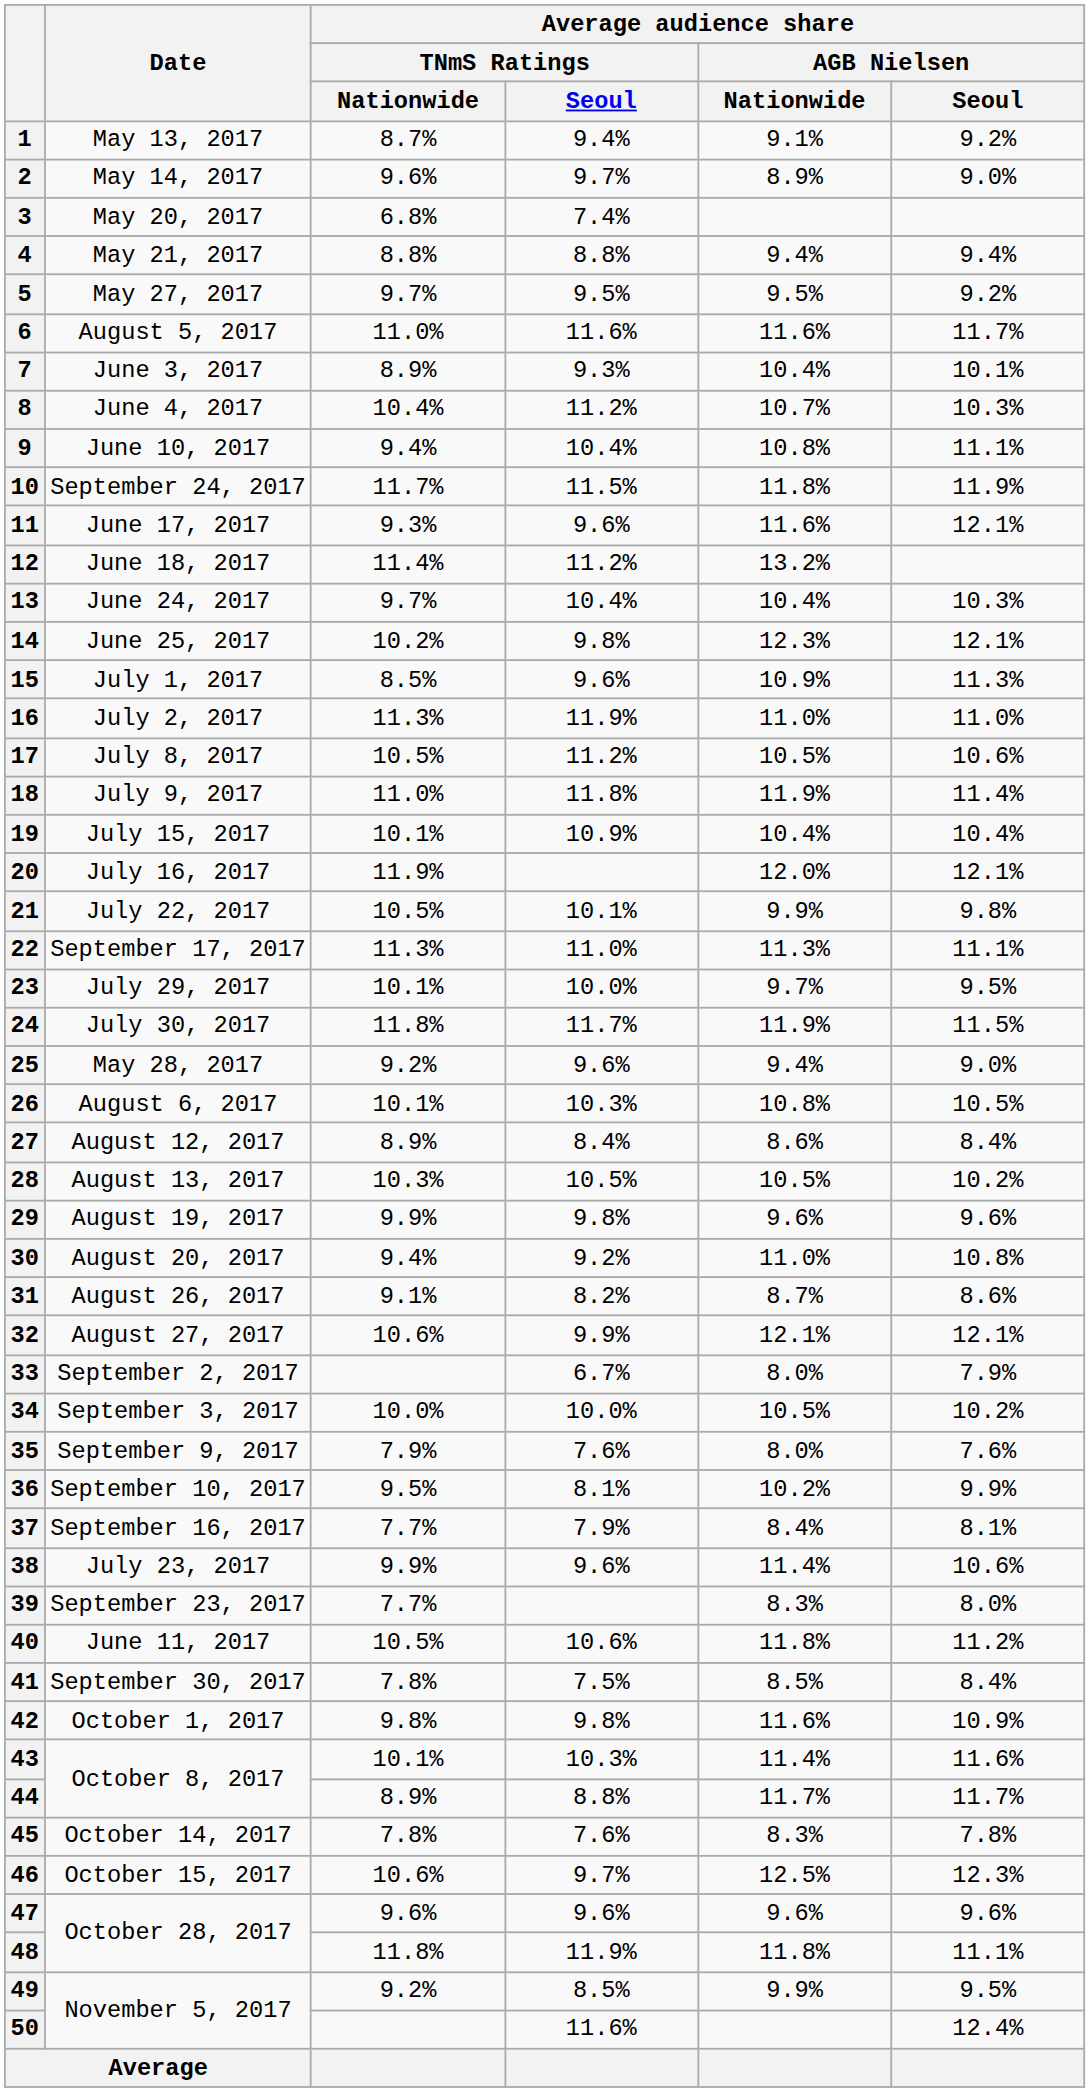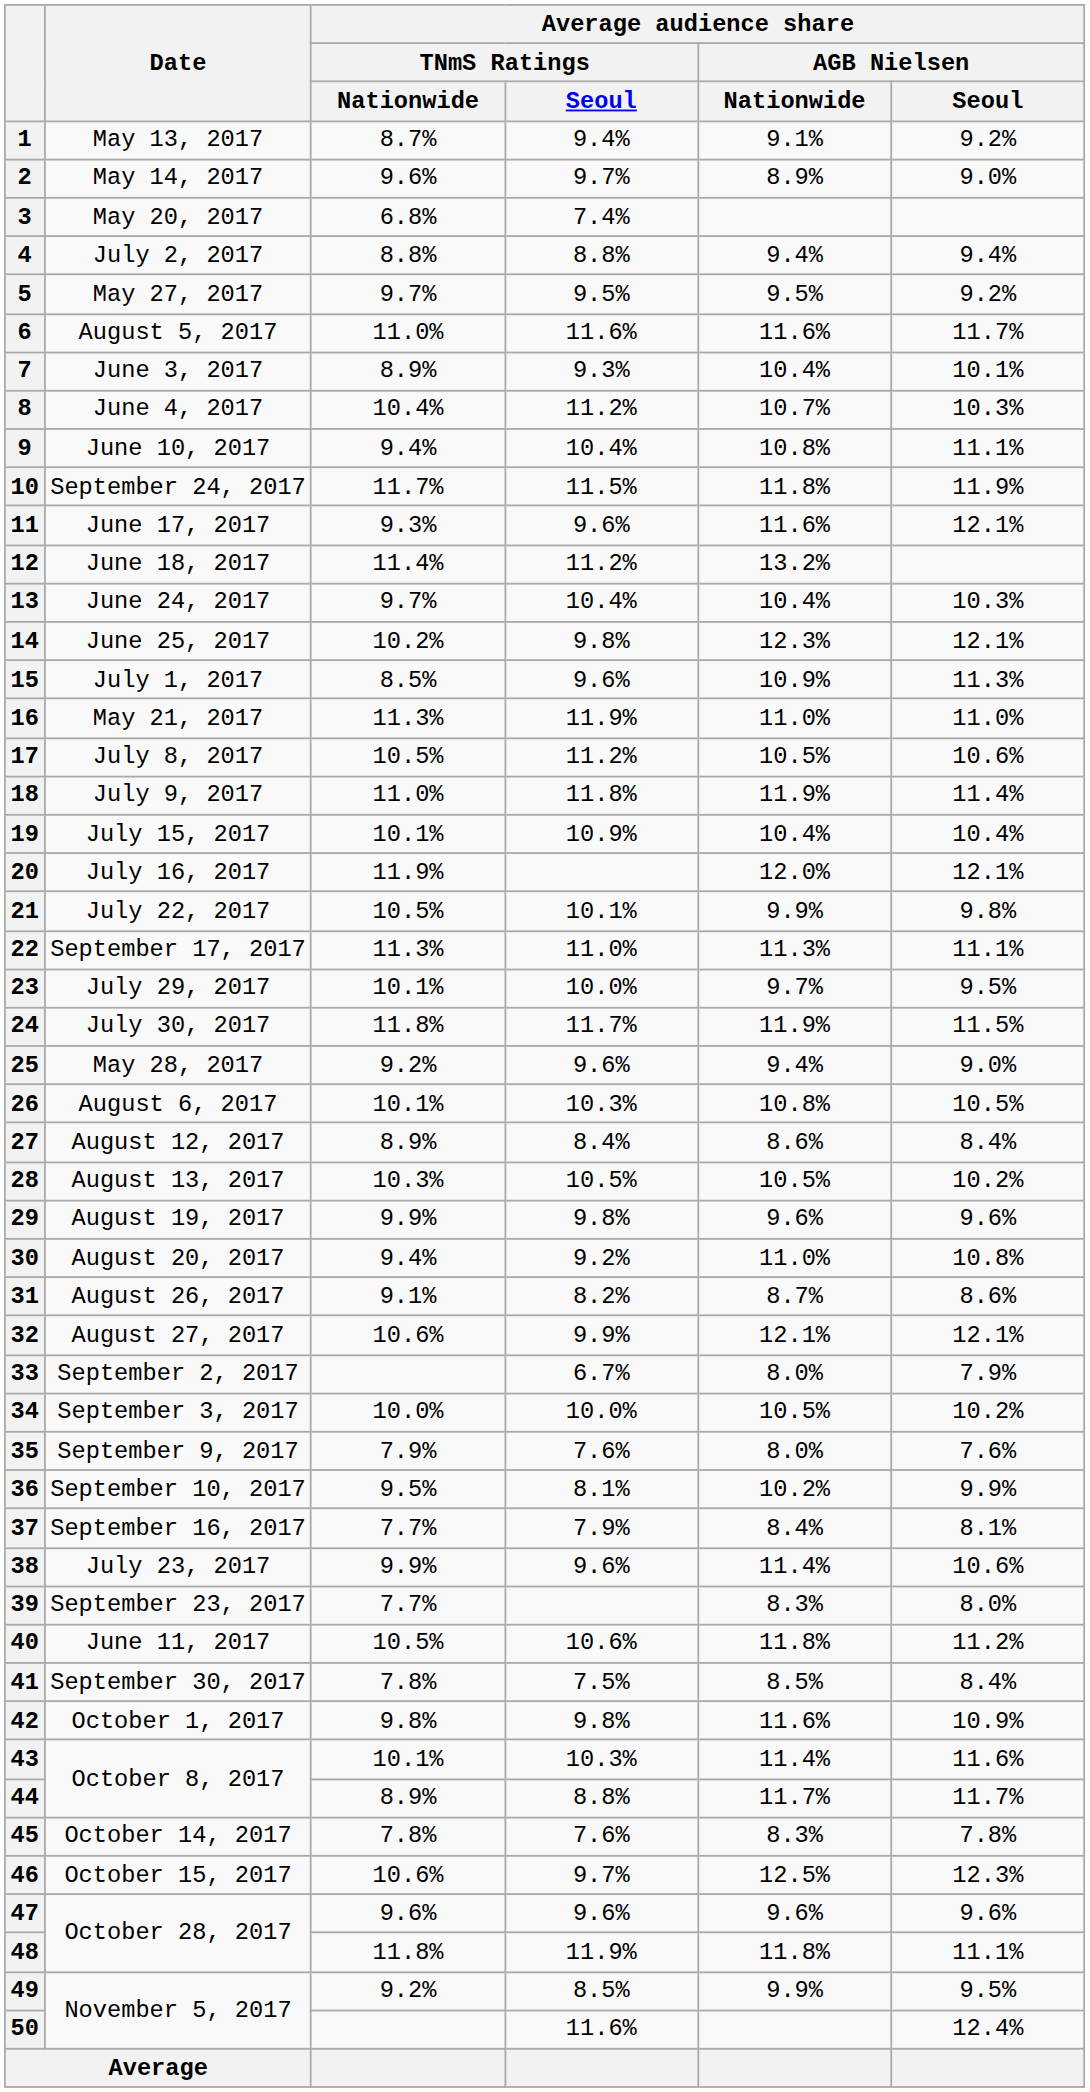(178, 256) May 21, 2017 -> (178, 256) July 2, 2017
(178, 718) July 2, 2017 -> (178, 718) May 21, 2017
